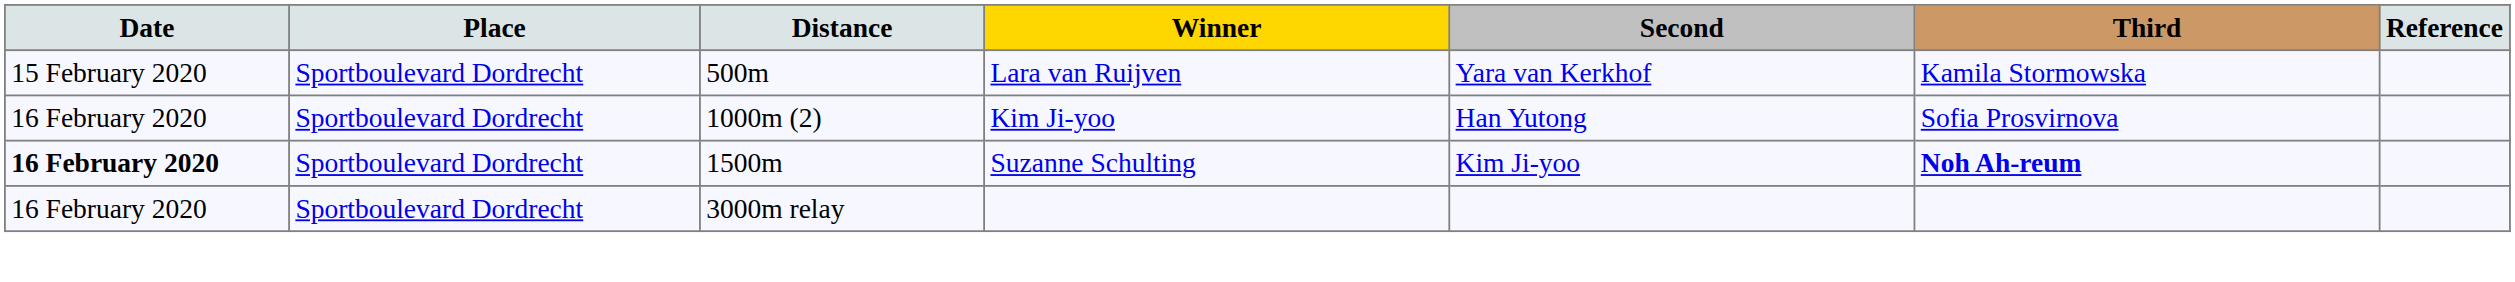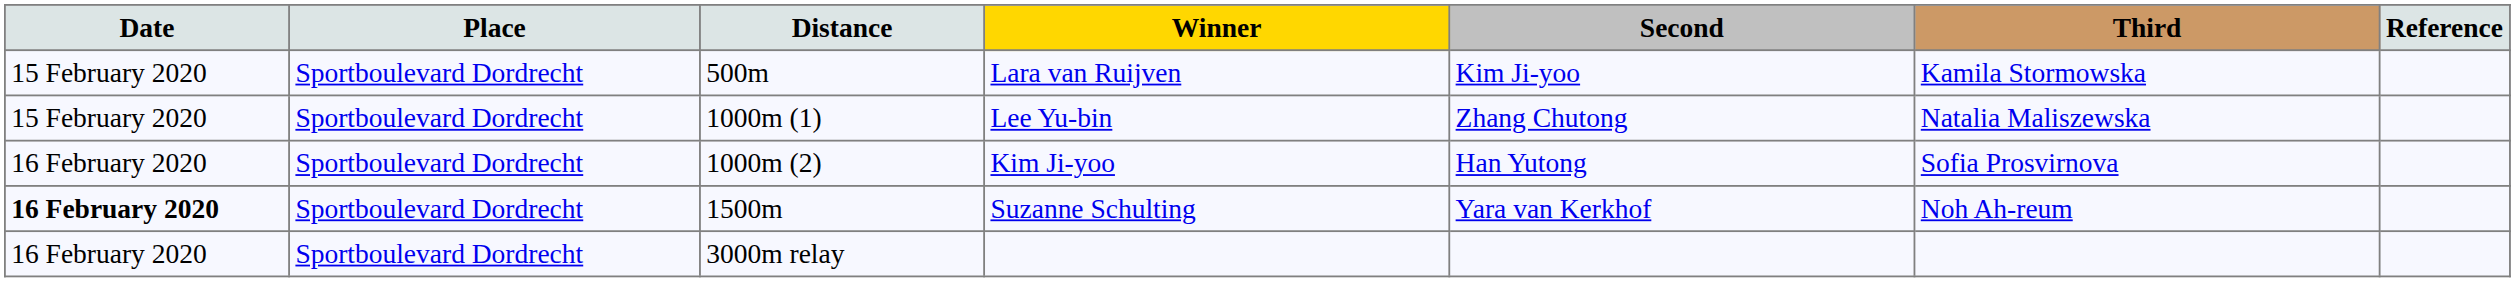(1553, 72) Yara van Kerkhof -> (1518, 72) Kim Ji-yoo
+ row: (1051, 117)
(1518, 162) Kim Ji-yoo -> (1553, 208) Yara van Kerkhof
(2001, 162) bold -> (1997, 208) normal
